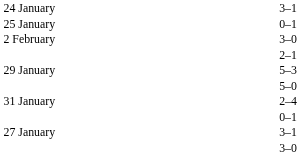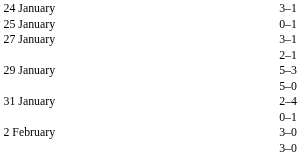rows swapped: (29, 132) <-> (29, 39)
